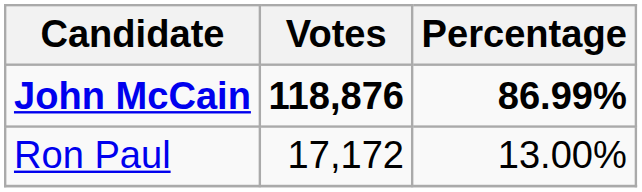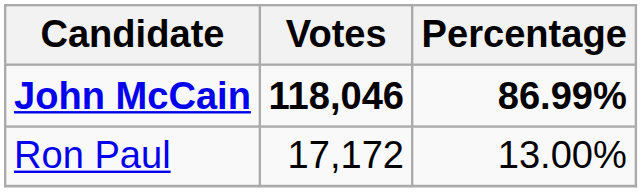(336, 95) 118,876 -> (336, 95) 118,046
